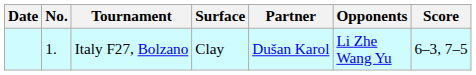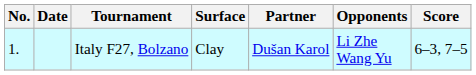columns swapped: (57, 16) <-> (23, 16)
